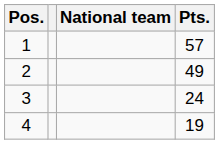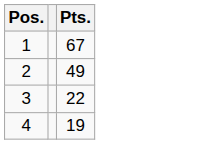- column: (116, 17)
(194, 44) 57 -> (75, 44) 67
(194, 98) 24 -> (75, 98) 22
